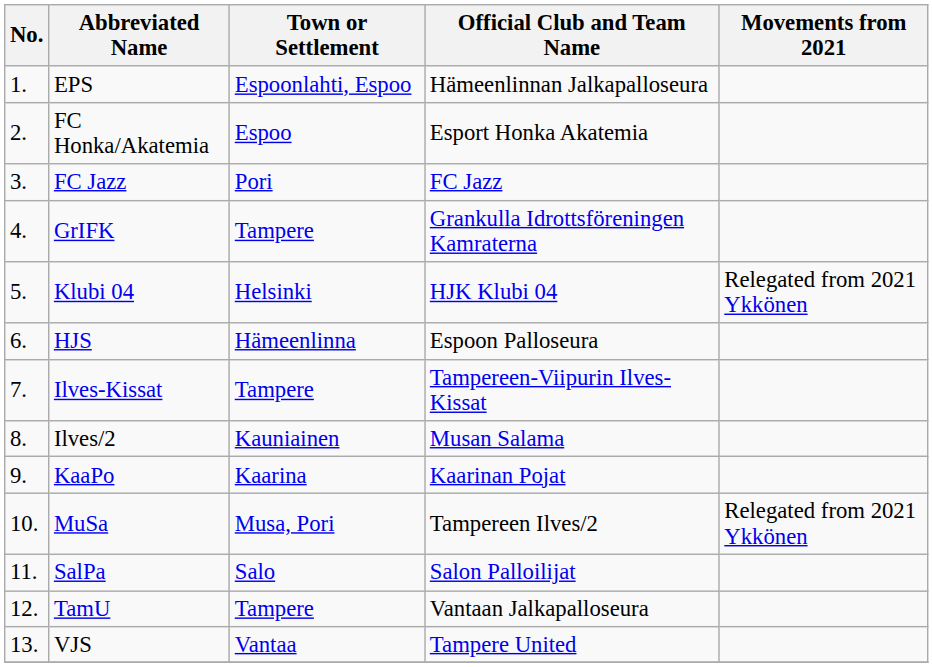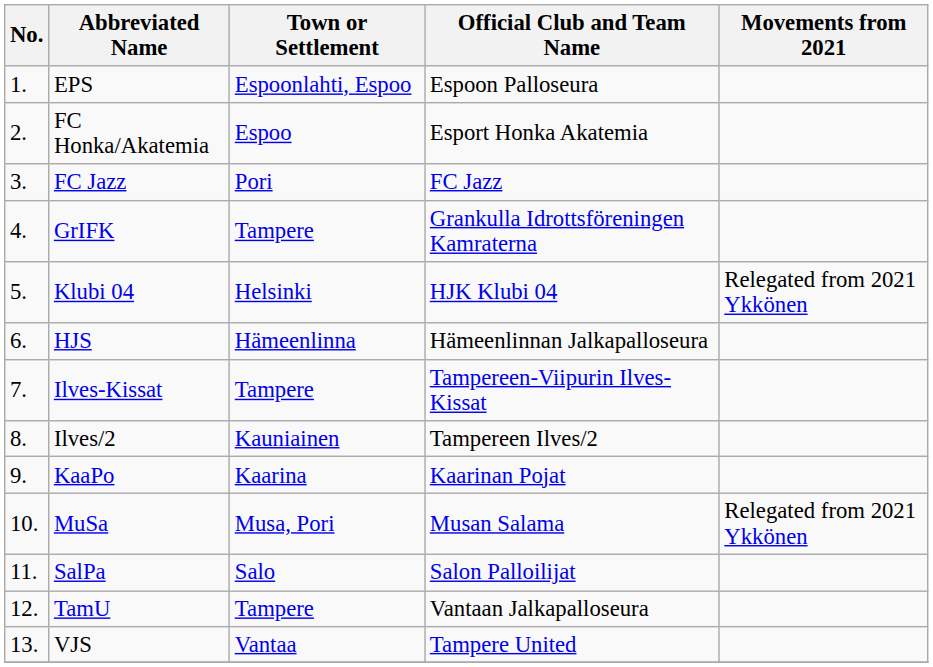(569, 84) Hämeenlinnan Jalkapalloseura -> (514, 84) Espoon Palloseura
(514, 340) Espoon Palloseura -> (569, 340) Hämeenlinnan Jalkapalloseura
(497, 438) Musan Salama -> (514, 438) Tampereen Ilves/2
(514, 523) Tampereen Ilves/2 -> (497, 523) Musan Salama
